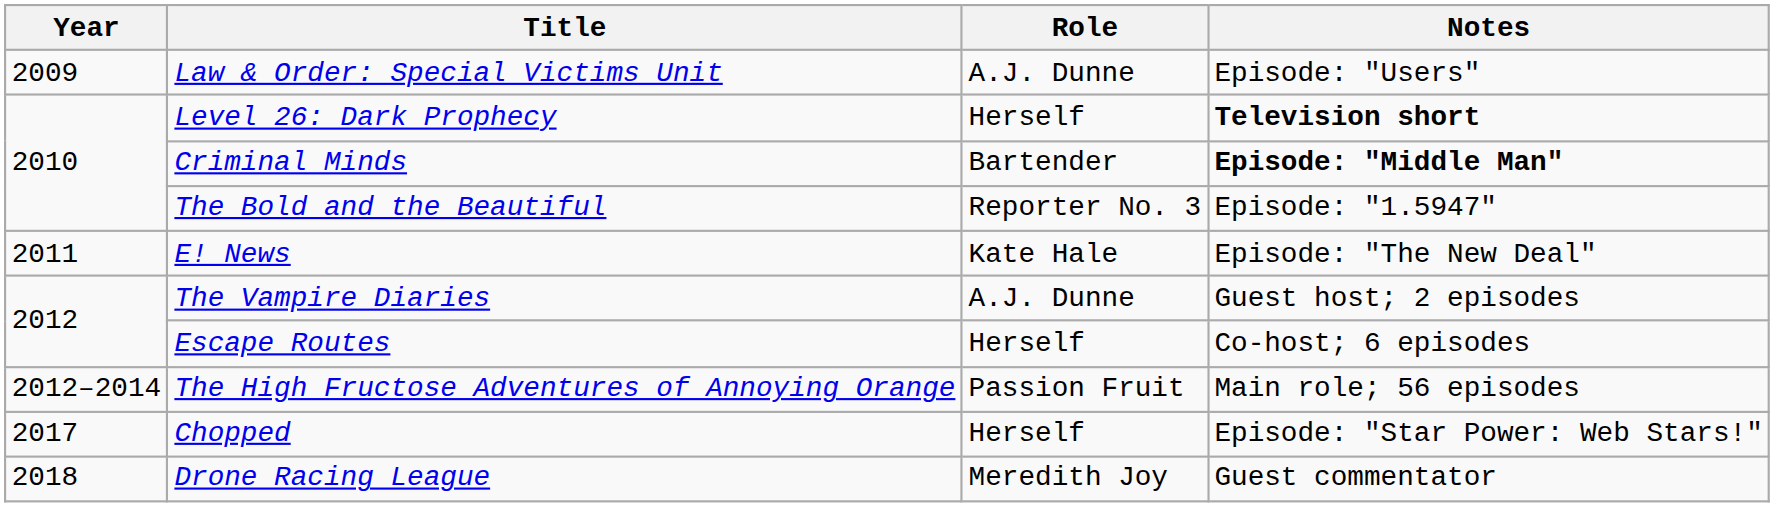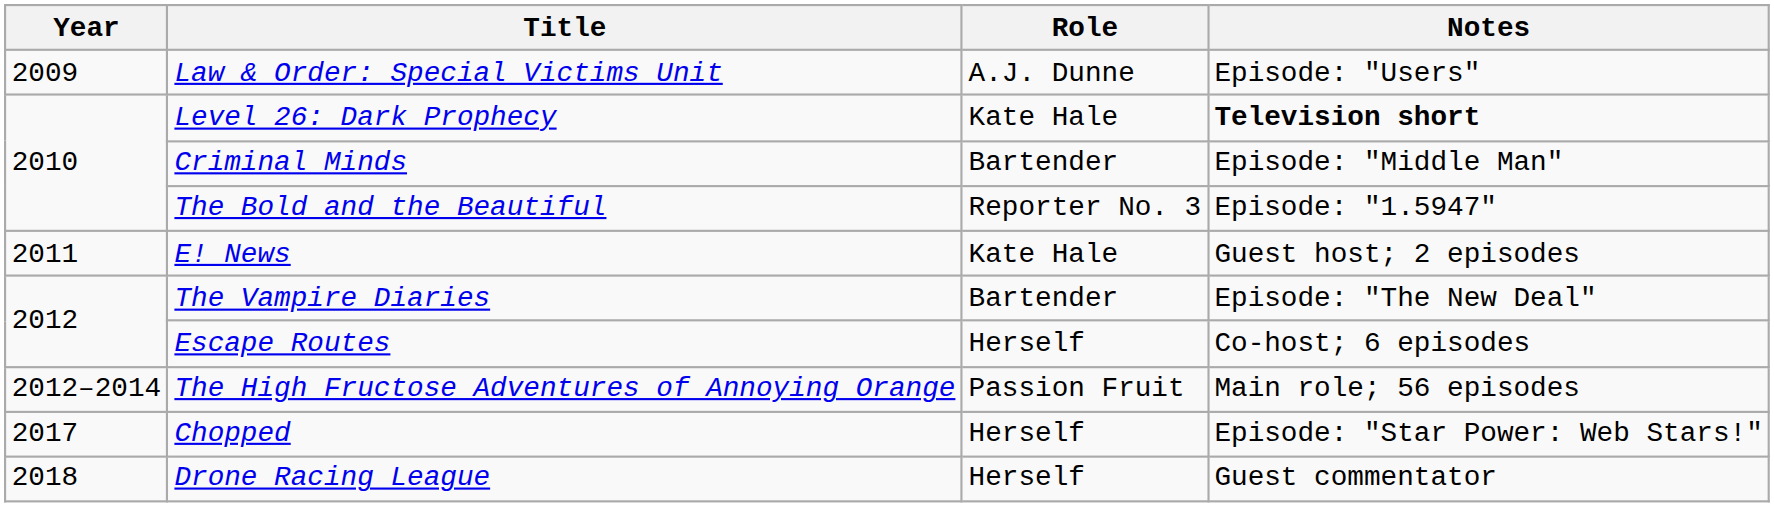(1027, 118) Herself -> (1043, 118) Kate Hale
(1389, 163) bold -> (1389, 163) normal
(1406, 253) Episode: "The New Deal" -> (1397, 253) Guest host; 2 episodes
(1052, 298) A.J. Dunne -> (1043, 298) Bartender
(1397, 298) Guest host; 2 episodes -> (1406, 298) Episode: "The New Deal"
(1068, 479) Meredith Joy -> (1027, 479) Herself
